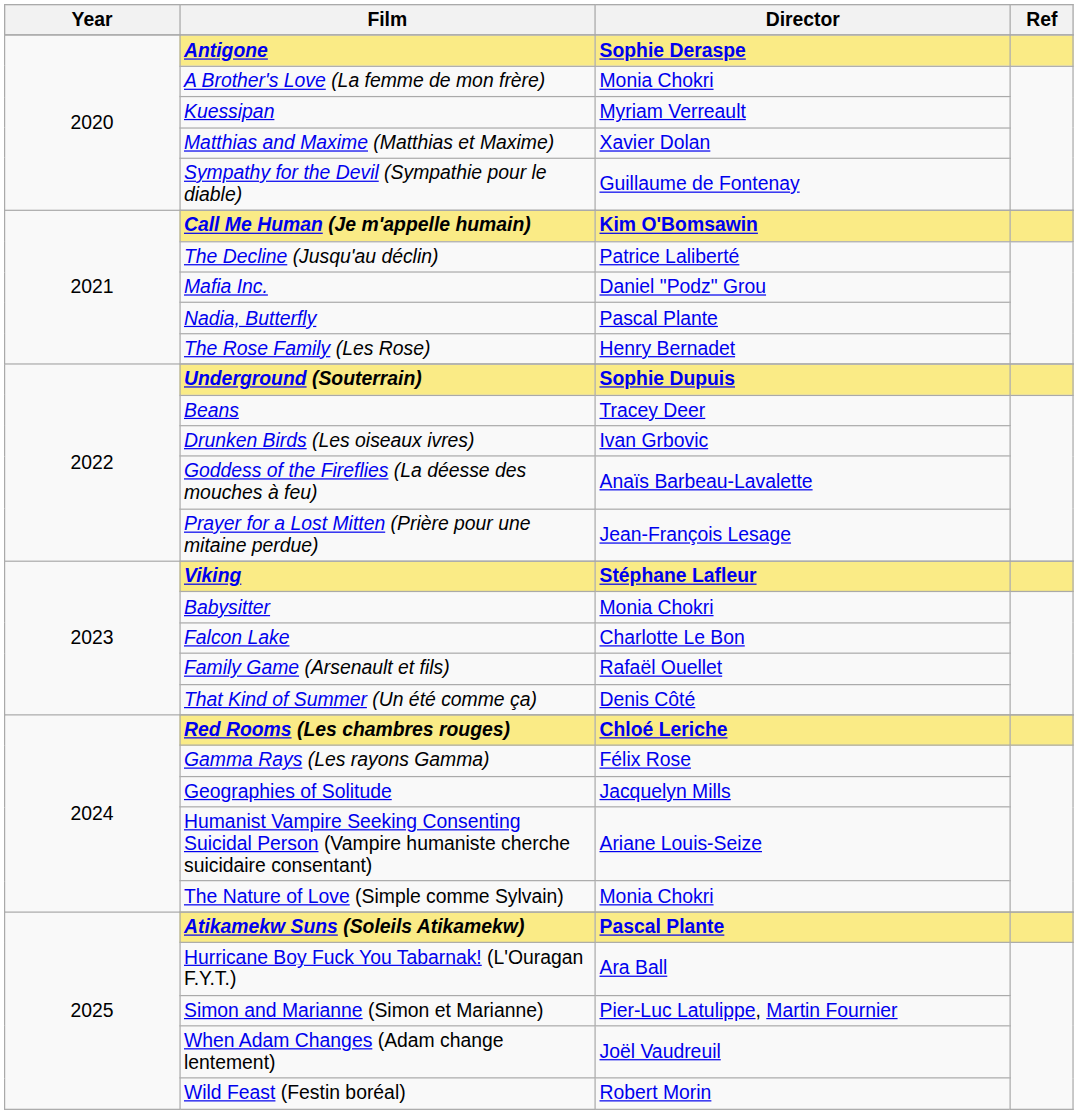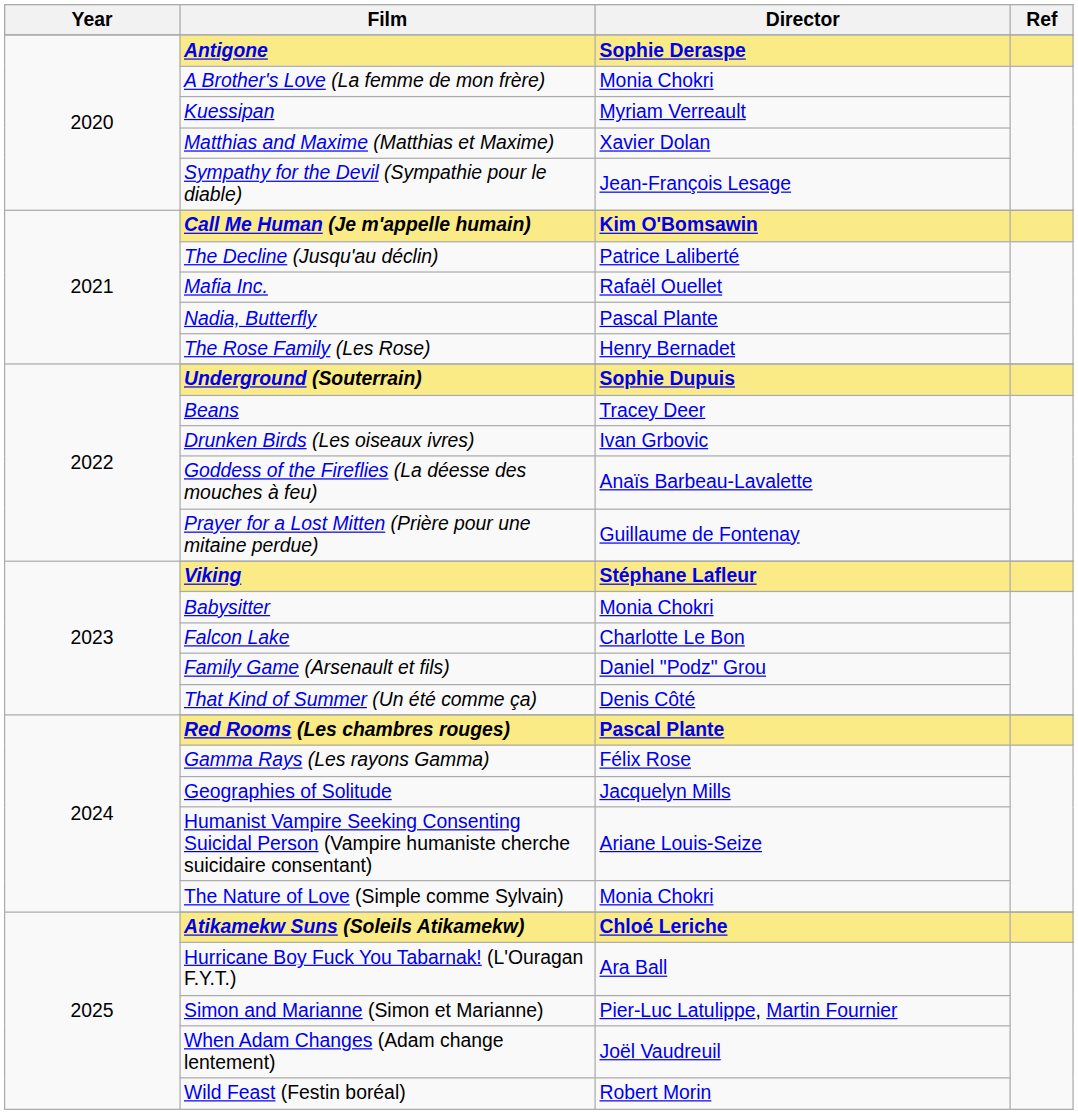(700, 184) Guillaume de Fontenay -> (695, 184) Jean-François Lesage
(683, 287) Daniel "Podz" Grou -> (661, 287) Rafaël Ouellet
(695, 534) Jean-François Lesage -> (700, 534) Guillaume de Fontenay
(661, 668) Rafaël Ouellet -> (683, 668) Daniel "Podz" Grou
(664, 729) Chloé Leriche -> (662, 729) Pascal Plante
(662, 927) Pascal Plante -> (664, 927) Chloé Leriche
